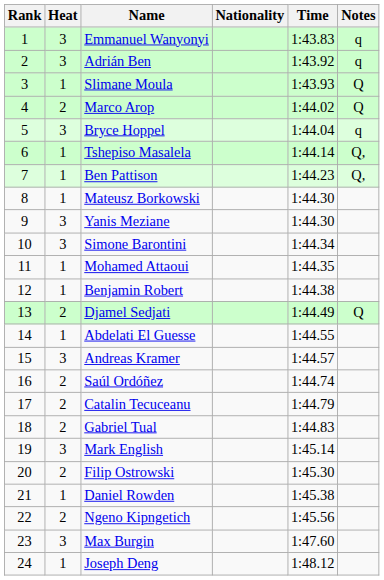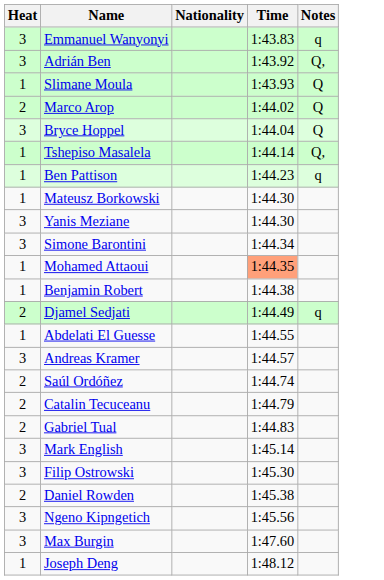- column: (25, 15)
(358, 61) q -> (318, 61) Q,
(358, 130) q -> (318, 130) Q
(358, 175) Q, -> (318, 175) q
(313, 267) no background -> (272, 267) lightsalmon background
(358, 312) Q -> (318, 312) q
(63, 472) 2 -> (23, 472) 3
(63, 495) 1 -> (23, 495) 2
(63, 518) 2 -> (23, 518) 3
